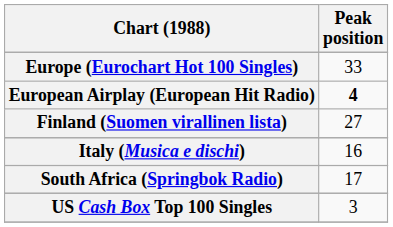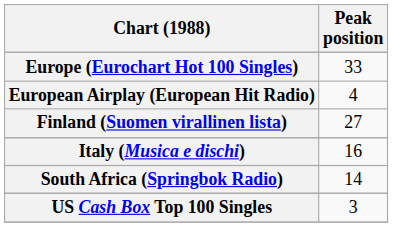(353, 94) bold -> (353, 94) normal
(353, 179) 17 -> (353, 179) 14
